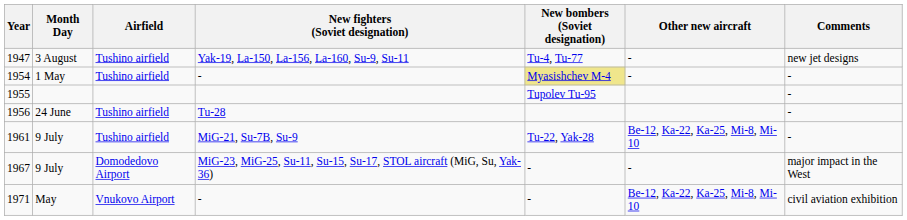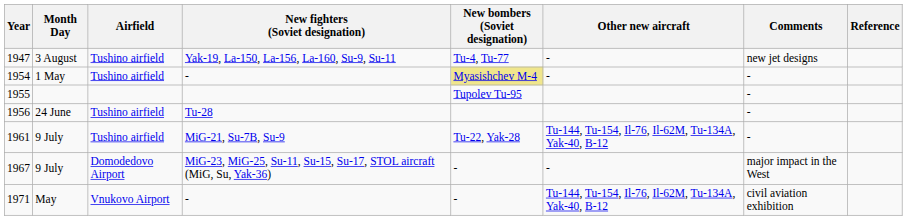+ column: (875, 26)
(702, 137) Be-12, Ka-22, Ka-25, Mi-8, Mi-10 -> (641, 137) Tu-144, Tu-154, Il-76, Il-62M, Tu-134A, Yak-40, B-12
(702, 199) Be-12, Ka-22, Ka-25, Mi-8, Mi-10 -> (641, 199) Tu-144, Tu-154, Il-76, Il-62M, Tu-134A, Yak-40, B-12
